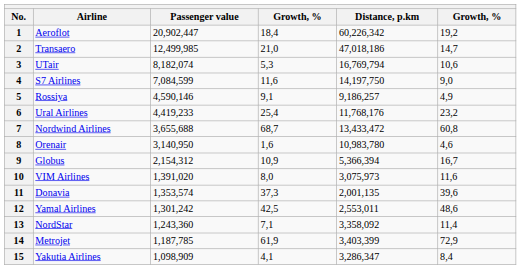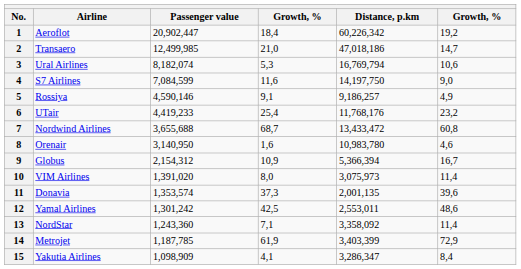(47, 65) UTair -> (61, 65) Ural Airlines
(61, 113) Ural Airlines -> (47, 113) UTair
(449, 177) 11,6 -> (449, 177) 11,4
